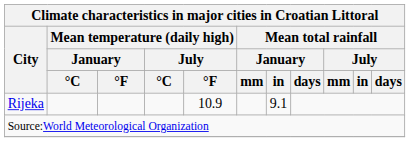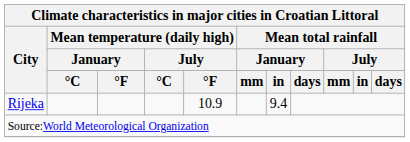(279, 103) 9.1 -> (279, 103) 9.4
